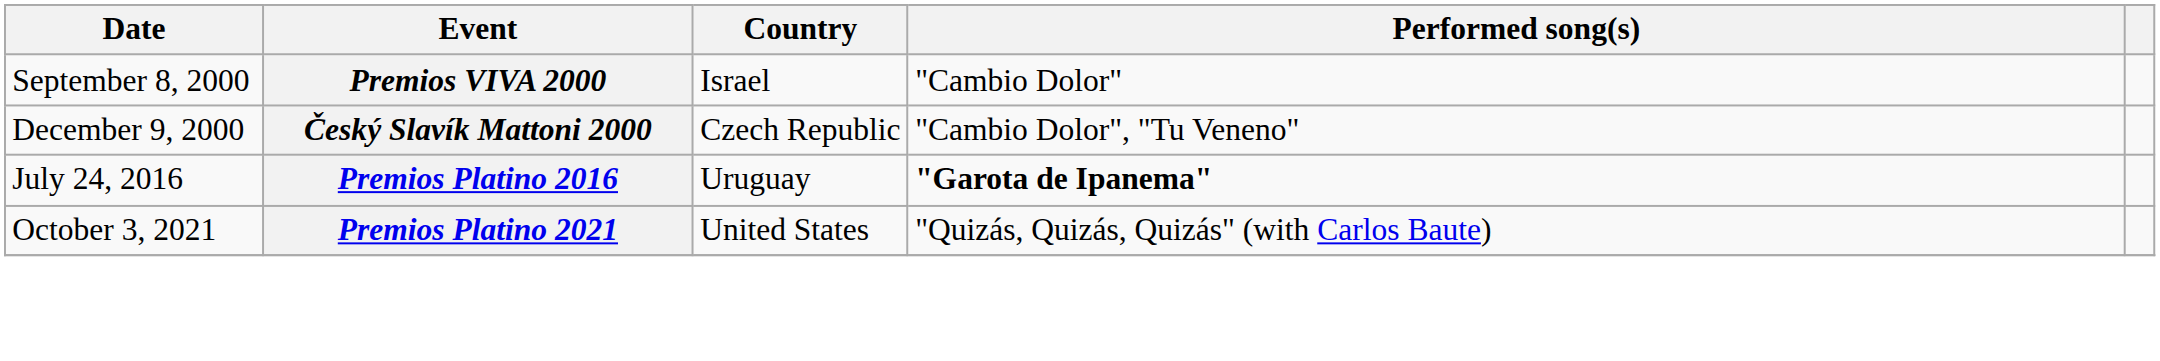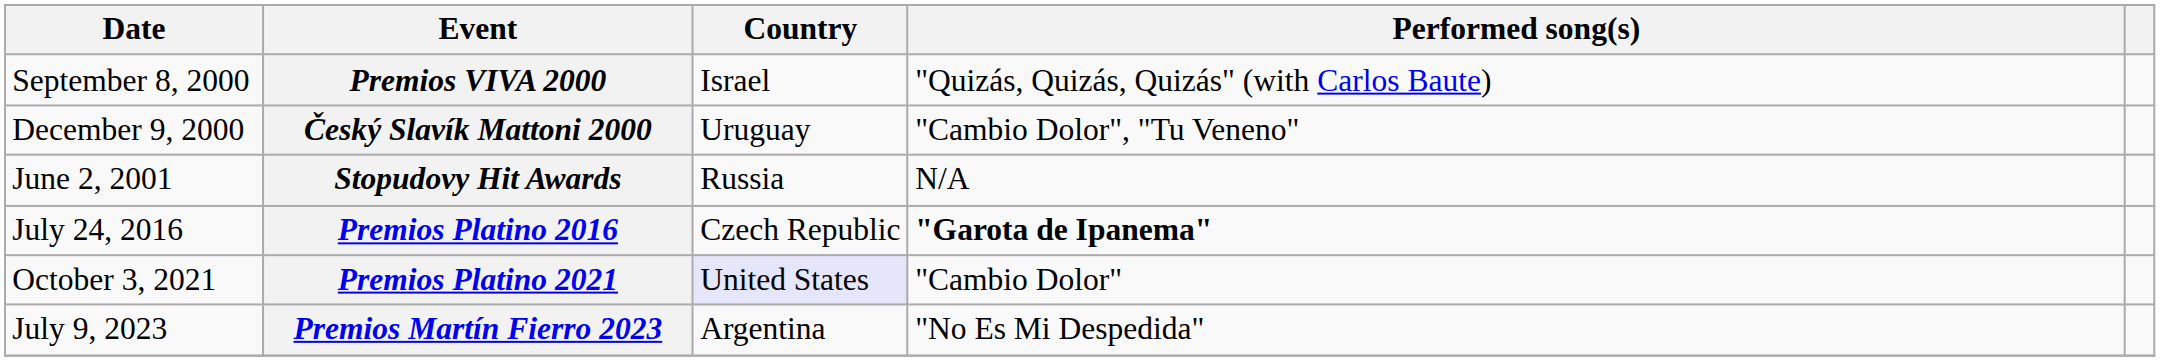(1019, 79) "Cambio Dolor" -> (1203, 79) "Quizás, Quizás, Quizás" (with Carlos Baute)
(800, 129) Czech Republic -> (755, 129) Uruguay
+ row: (478, 179)
(755, 179) Uruguay -> (800, 229) Czech Republic
(785, 229) no background -> (785, 279) lavender background
(1203, 229) "Quizás, Quizás, Quizás" (with Carlos Baute) -> (1019, 279) "Cambio Dolor"
+ row: (478, 329)
